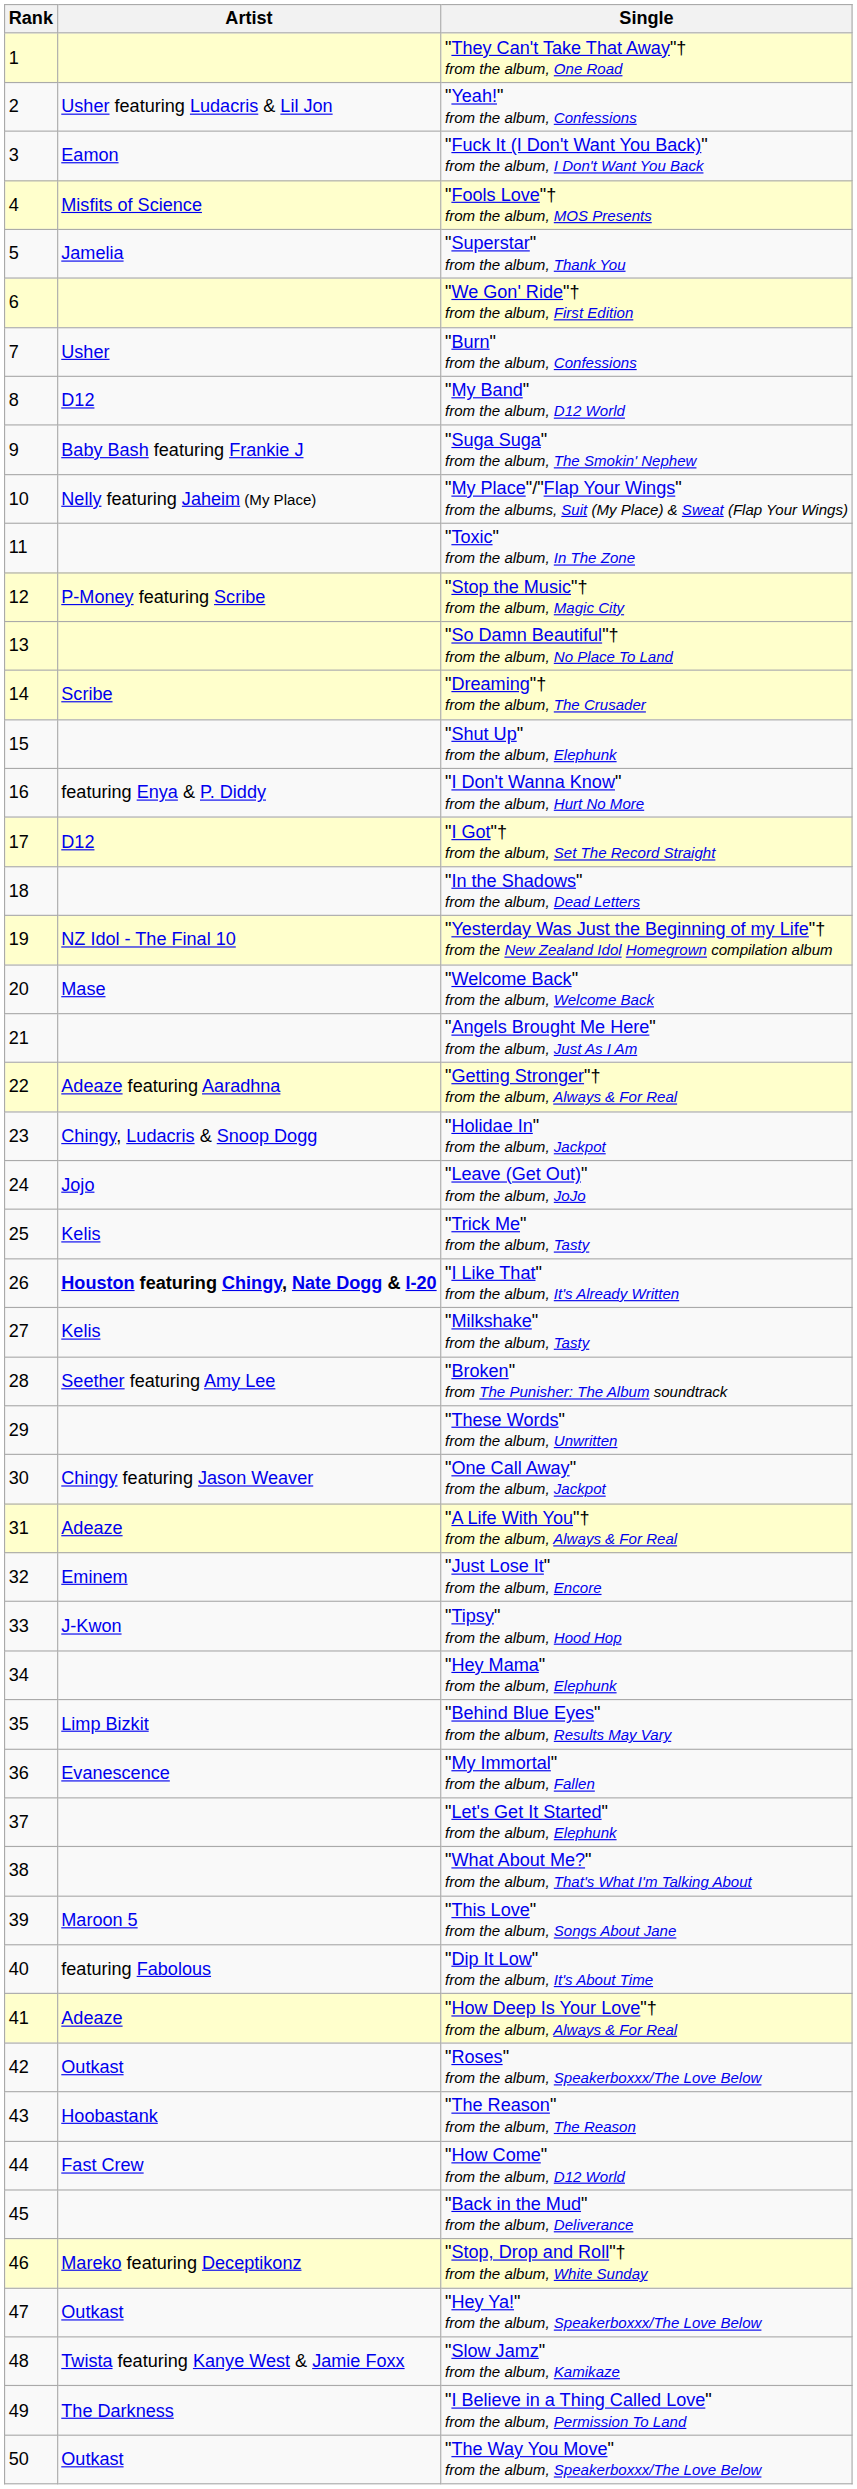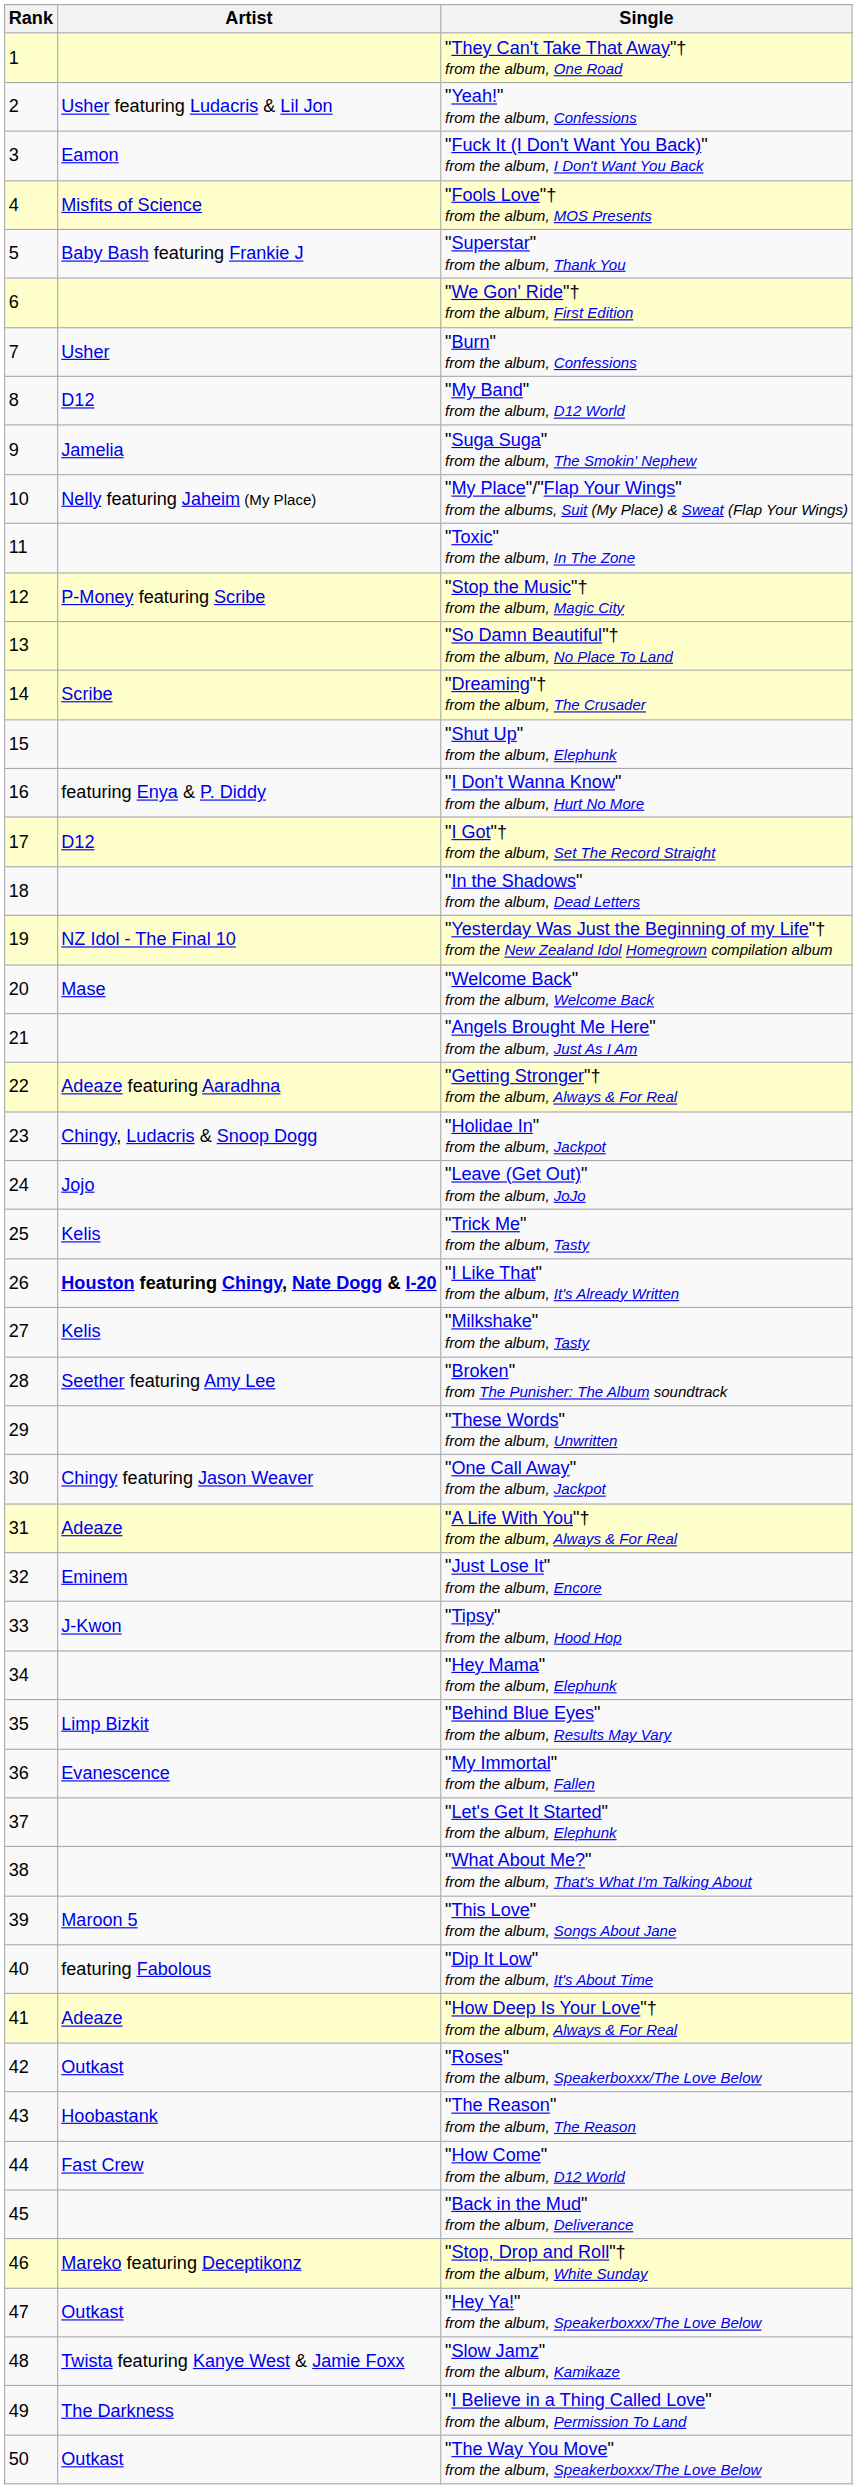(92, 253) Jamelia -> (182, 253) Baby Bash featuring Frankie J
(182, 449) Baby Bash featuring Frankie J -> (92, 449) Jamelia
